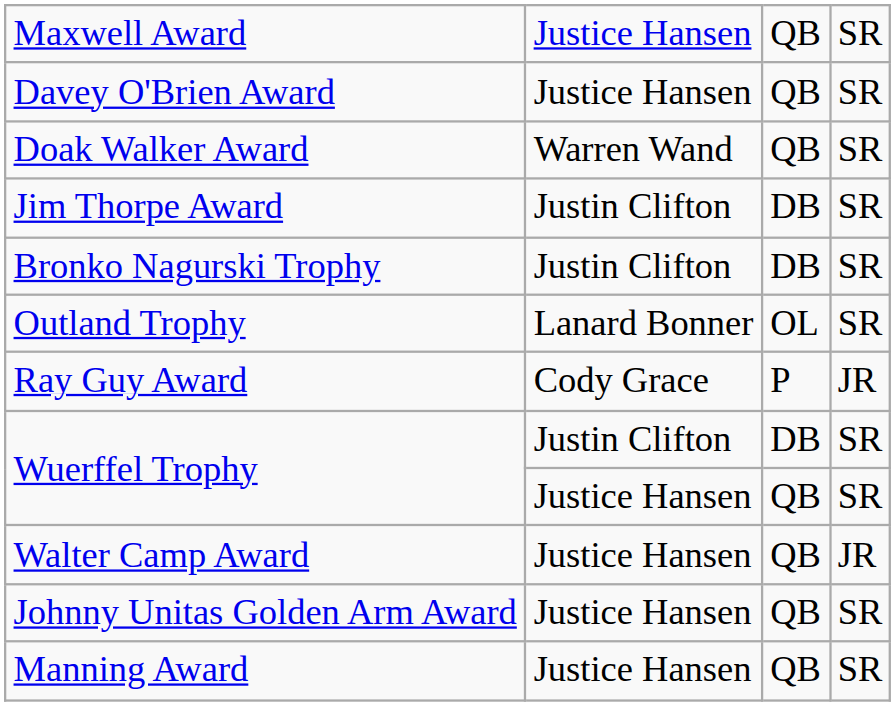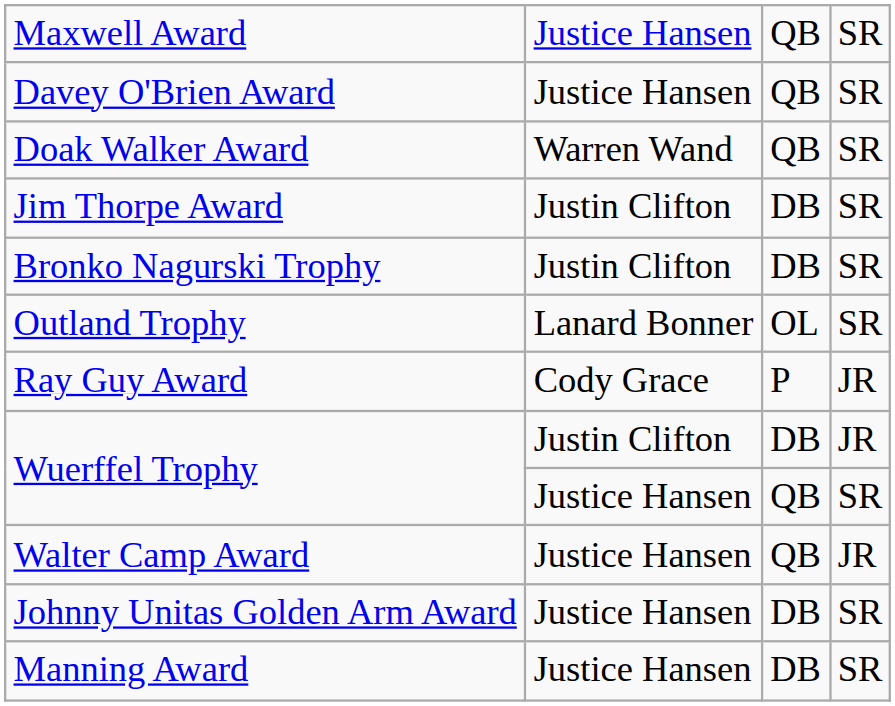(860, 438) SR -> (857, 438) JR
(796, 611) QB -> (796, 611) DB
(796, 669) QB -> (796, 669) DB
